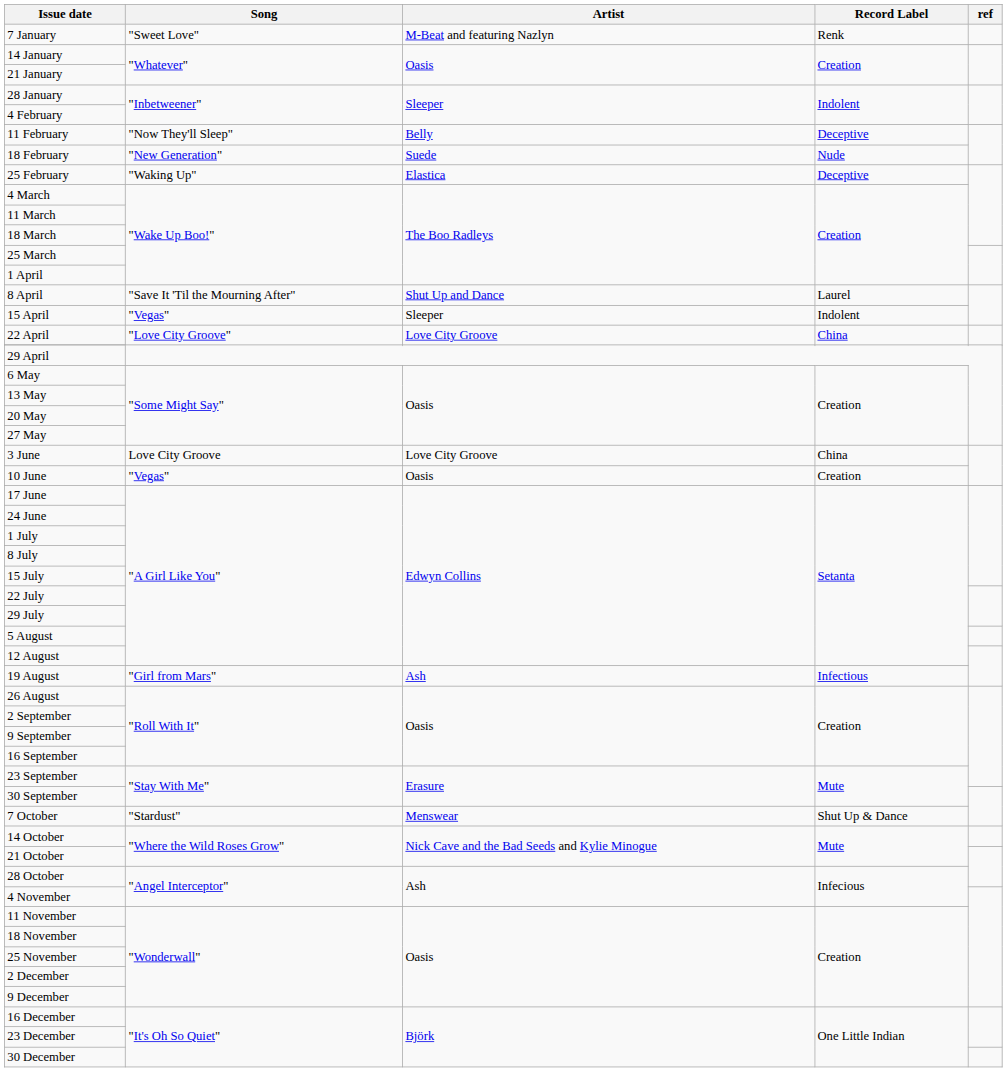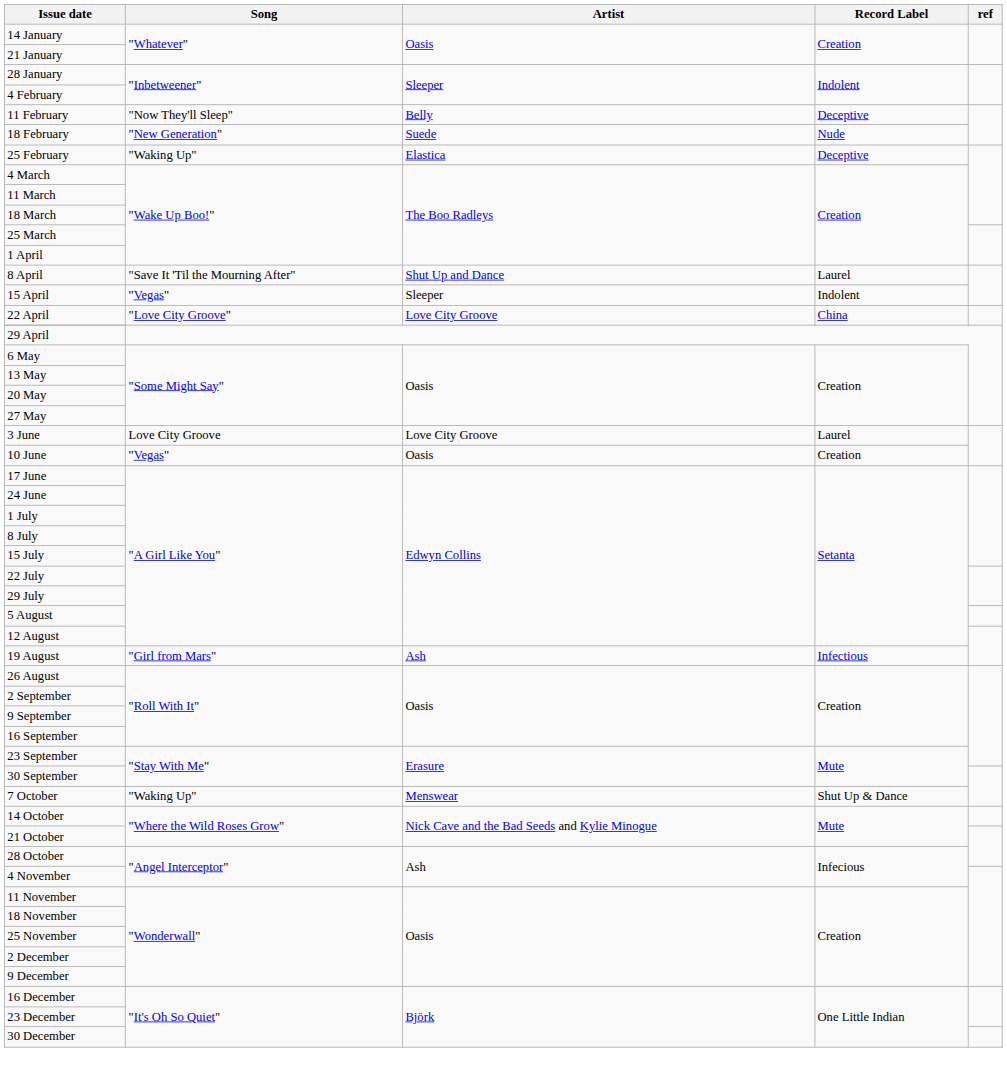- row: (32, 34)
(833, 455) China -> (834, 435) Laurel
(154, 816) "Stardust" -> (163, 796) "Waking Up"
